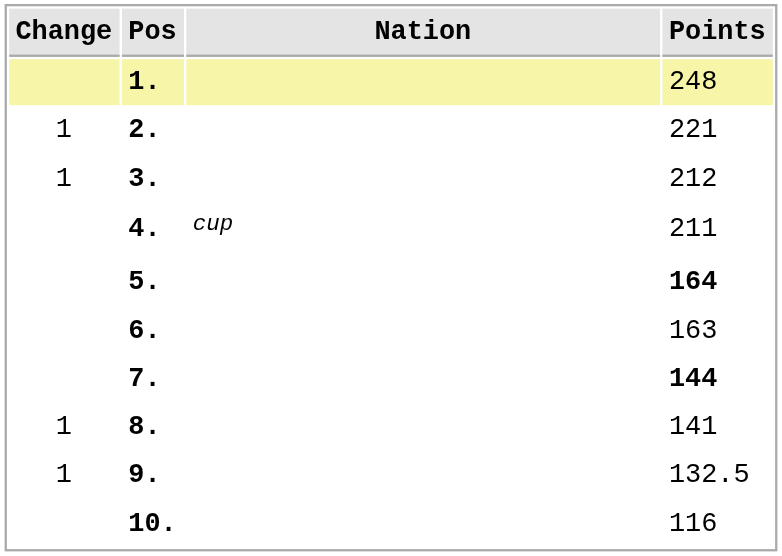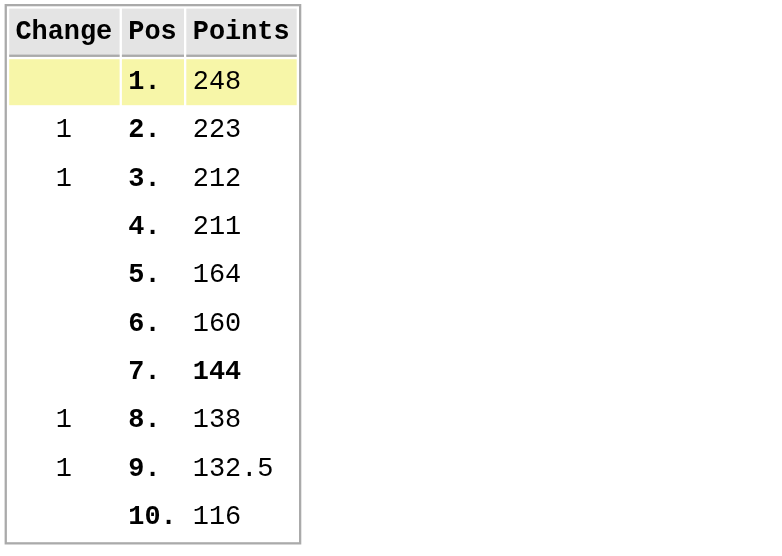- column: (423, 32)
(693, 130) 221 -> (217, 130) 223
(693, 282) bold -> (217, 275) normal
(693, 330) 163 -> (217, 324) 160
(693, 427) 141 -> (217, 420) 138
